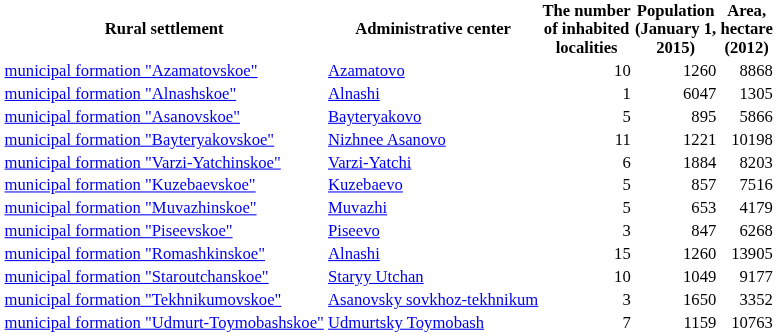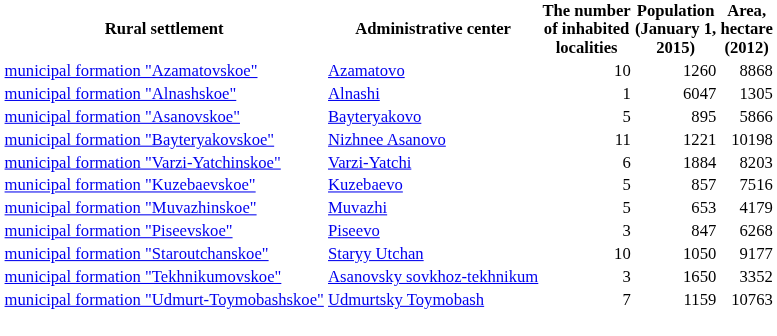- row: (135, 253)
(700, 276) 1049 -> (700, 253) 1050
